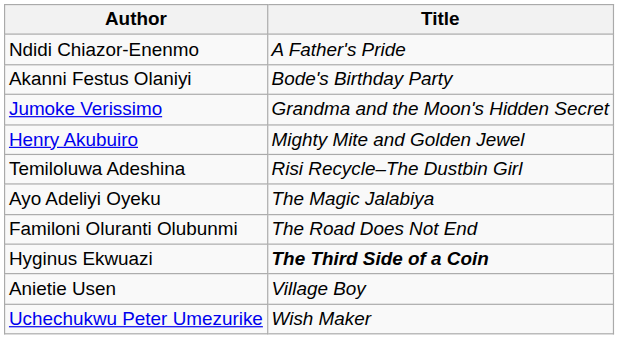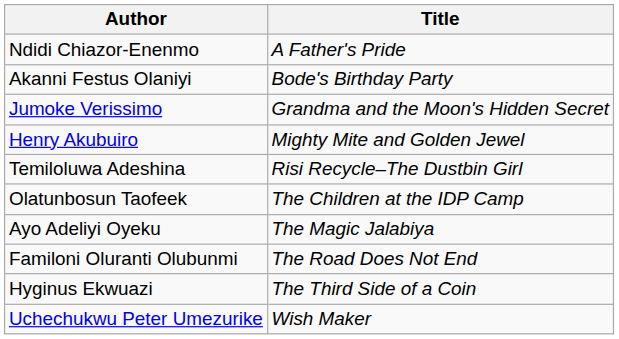+ row: (98, 199)
(380, 259) bold -> (374, 288) normal
- row: (62, 288)
